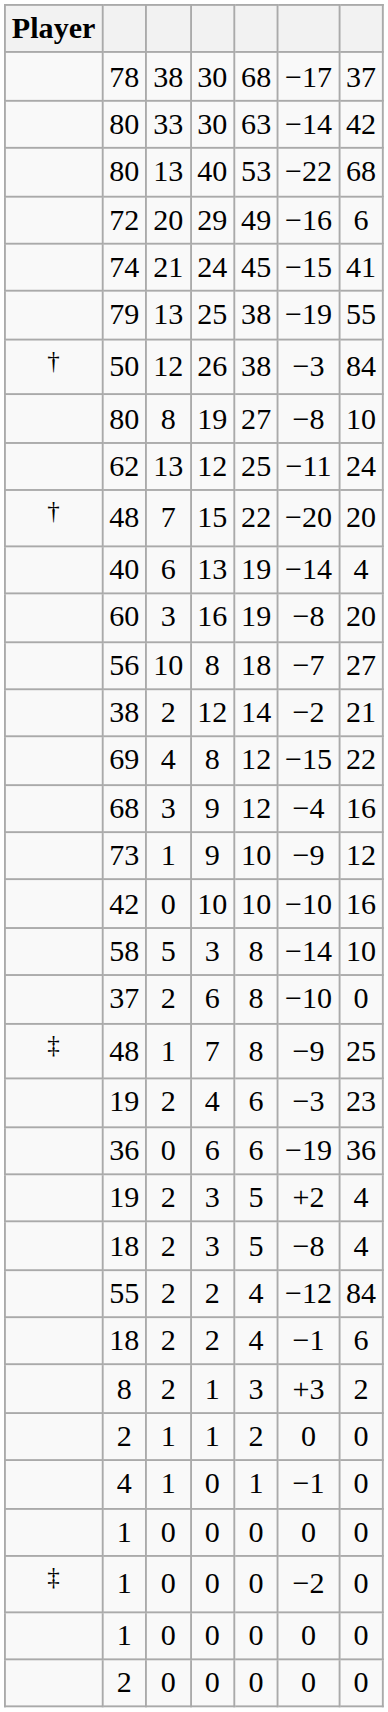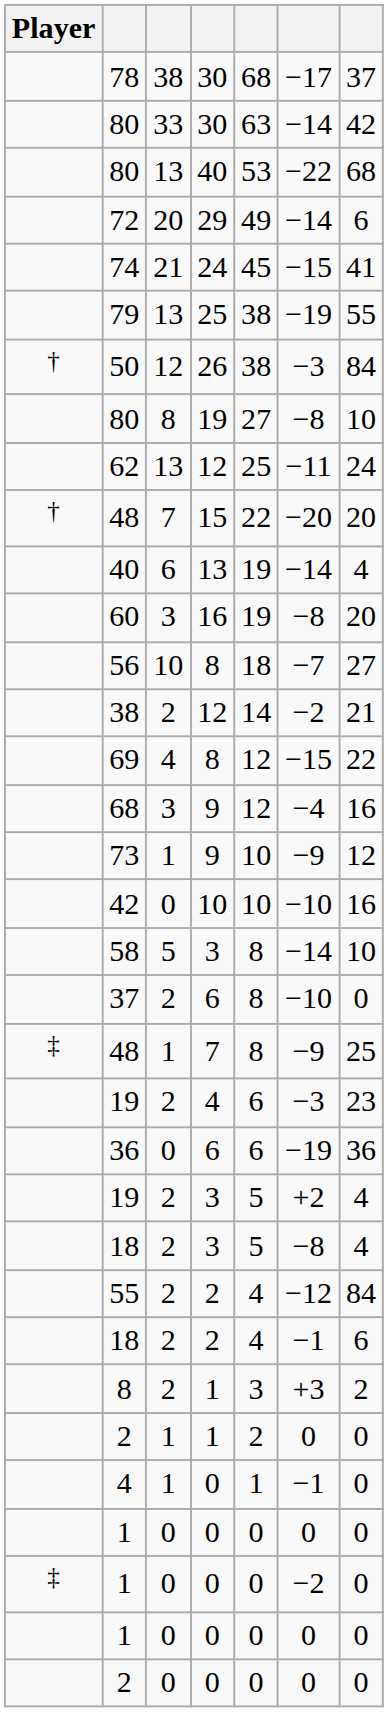(309, 219) −16 -> (309, 219) −14
